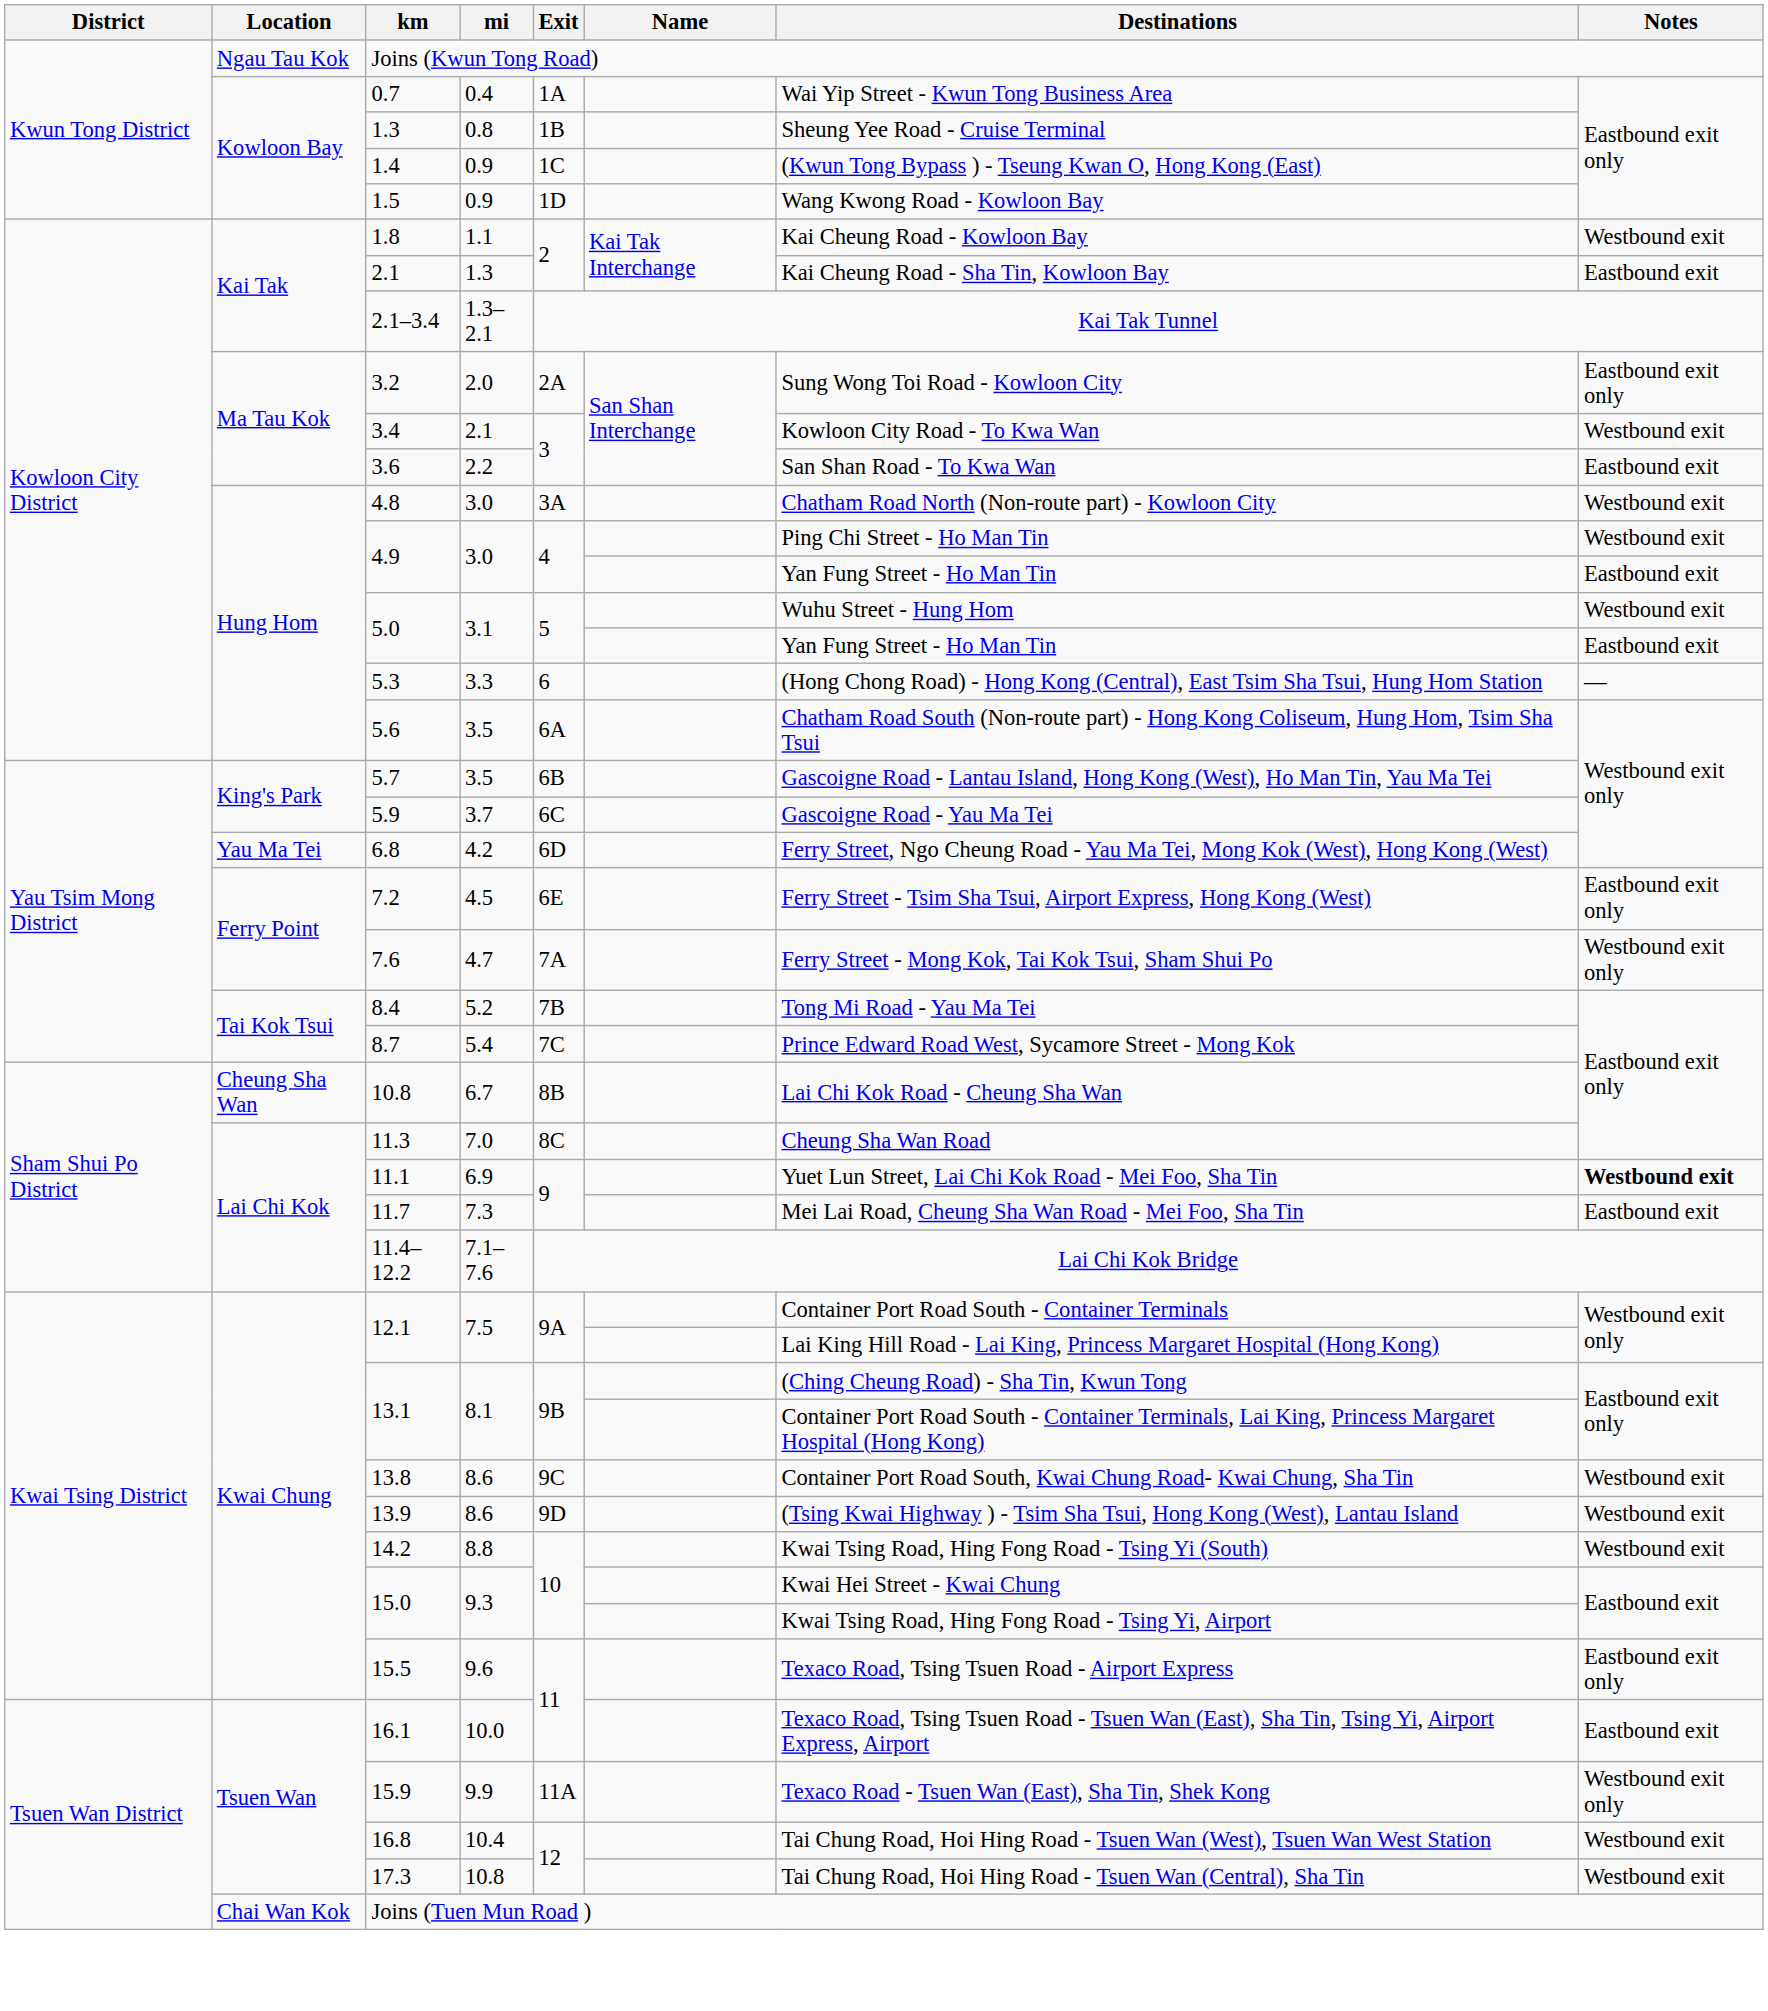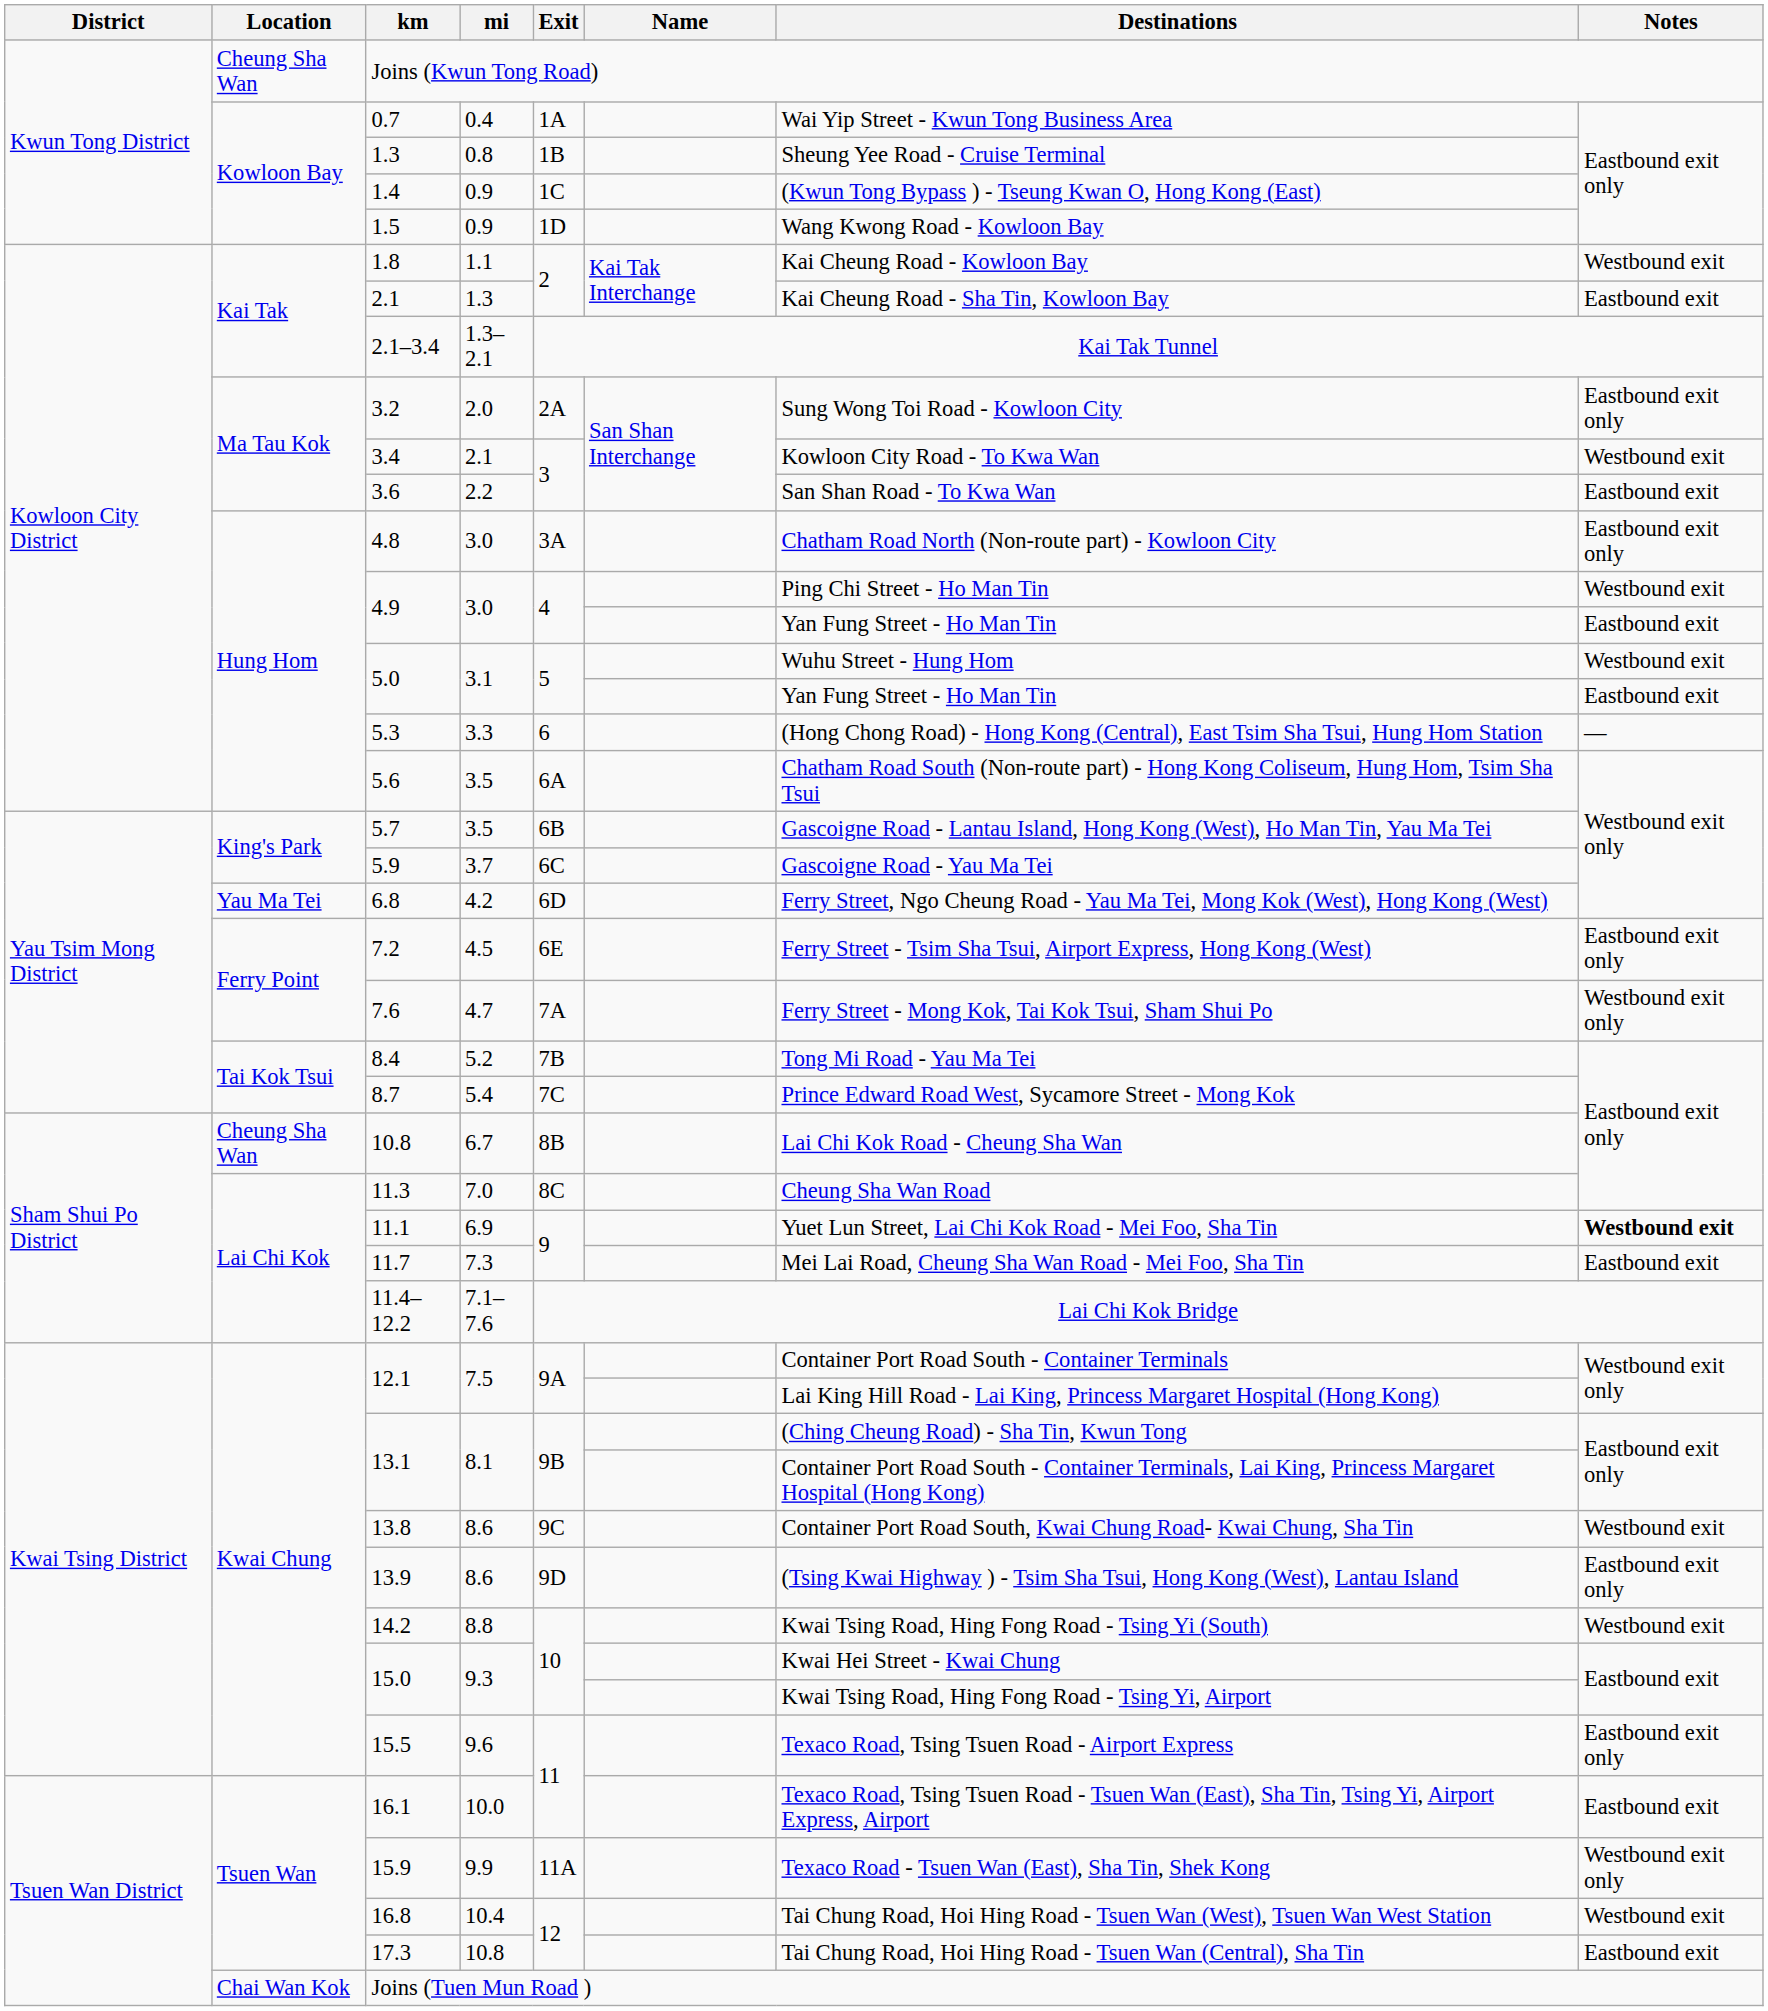(283, 58) Ngau Tau Kok -> (272, 70) Cheung Sha Wan
(1654, 502) Westbound exit -> (1651, 540) Eastbound exit only
(1654, 1513) Westbound exit -> (1651, 1576) Eastbound exit only
(1654, 1875) Westbound exit -> (1651, 1951) Eastbound exit
